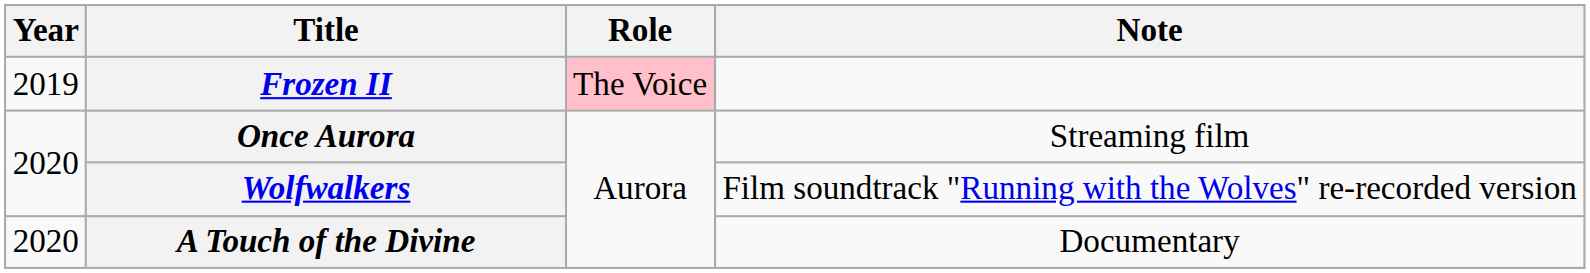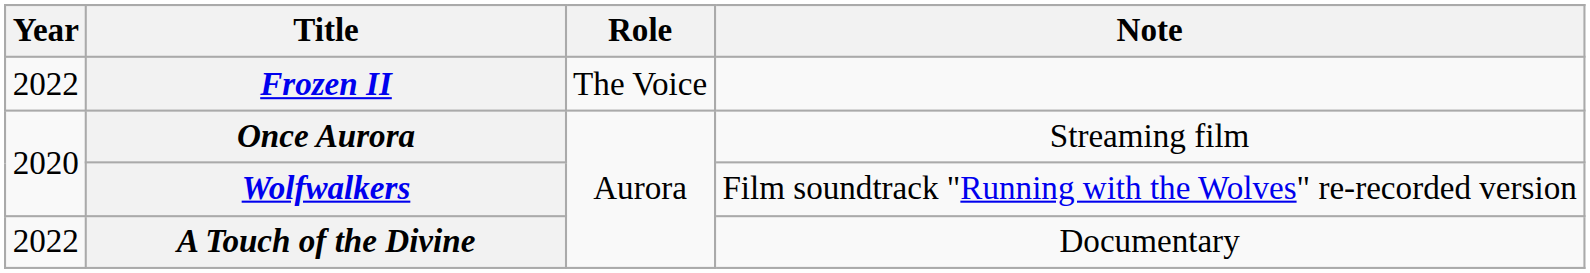(46, 83) 2019 -> (46, 83) 2022
(640, 83) pink background -> (640, 83) no background
(46, 240) 2020 -> (46, 240) 2022
